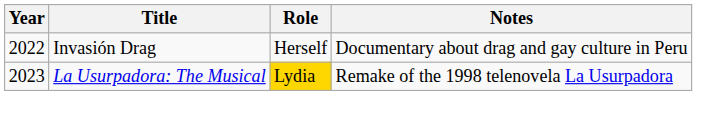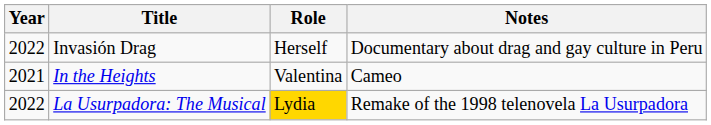+ row: (104, 76)
(27, 76) 2023 -> (27, 104) 2022
